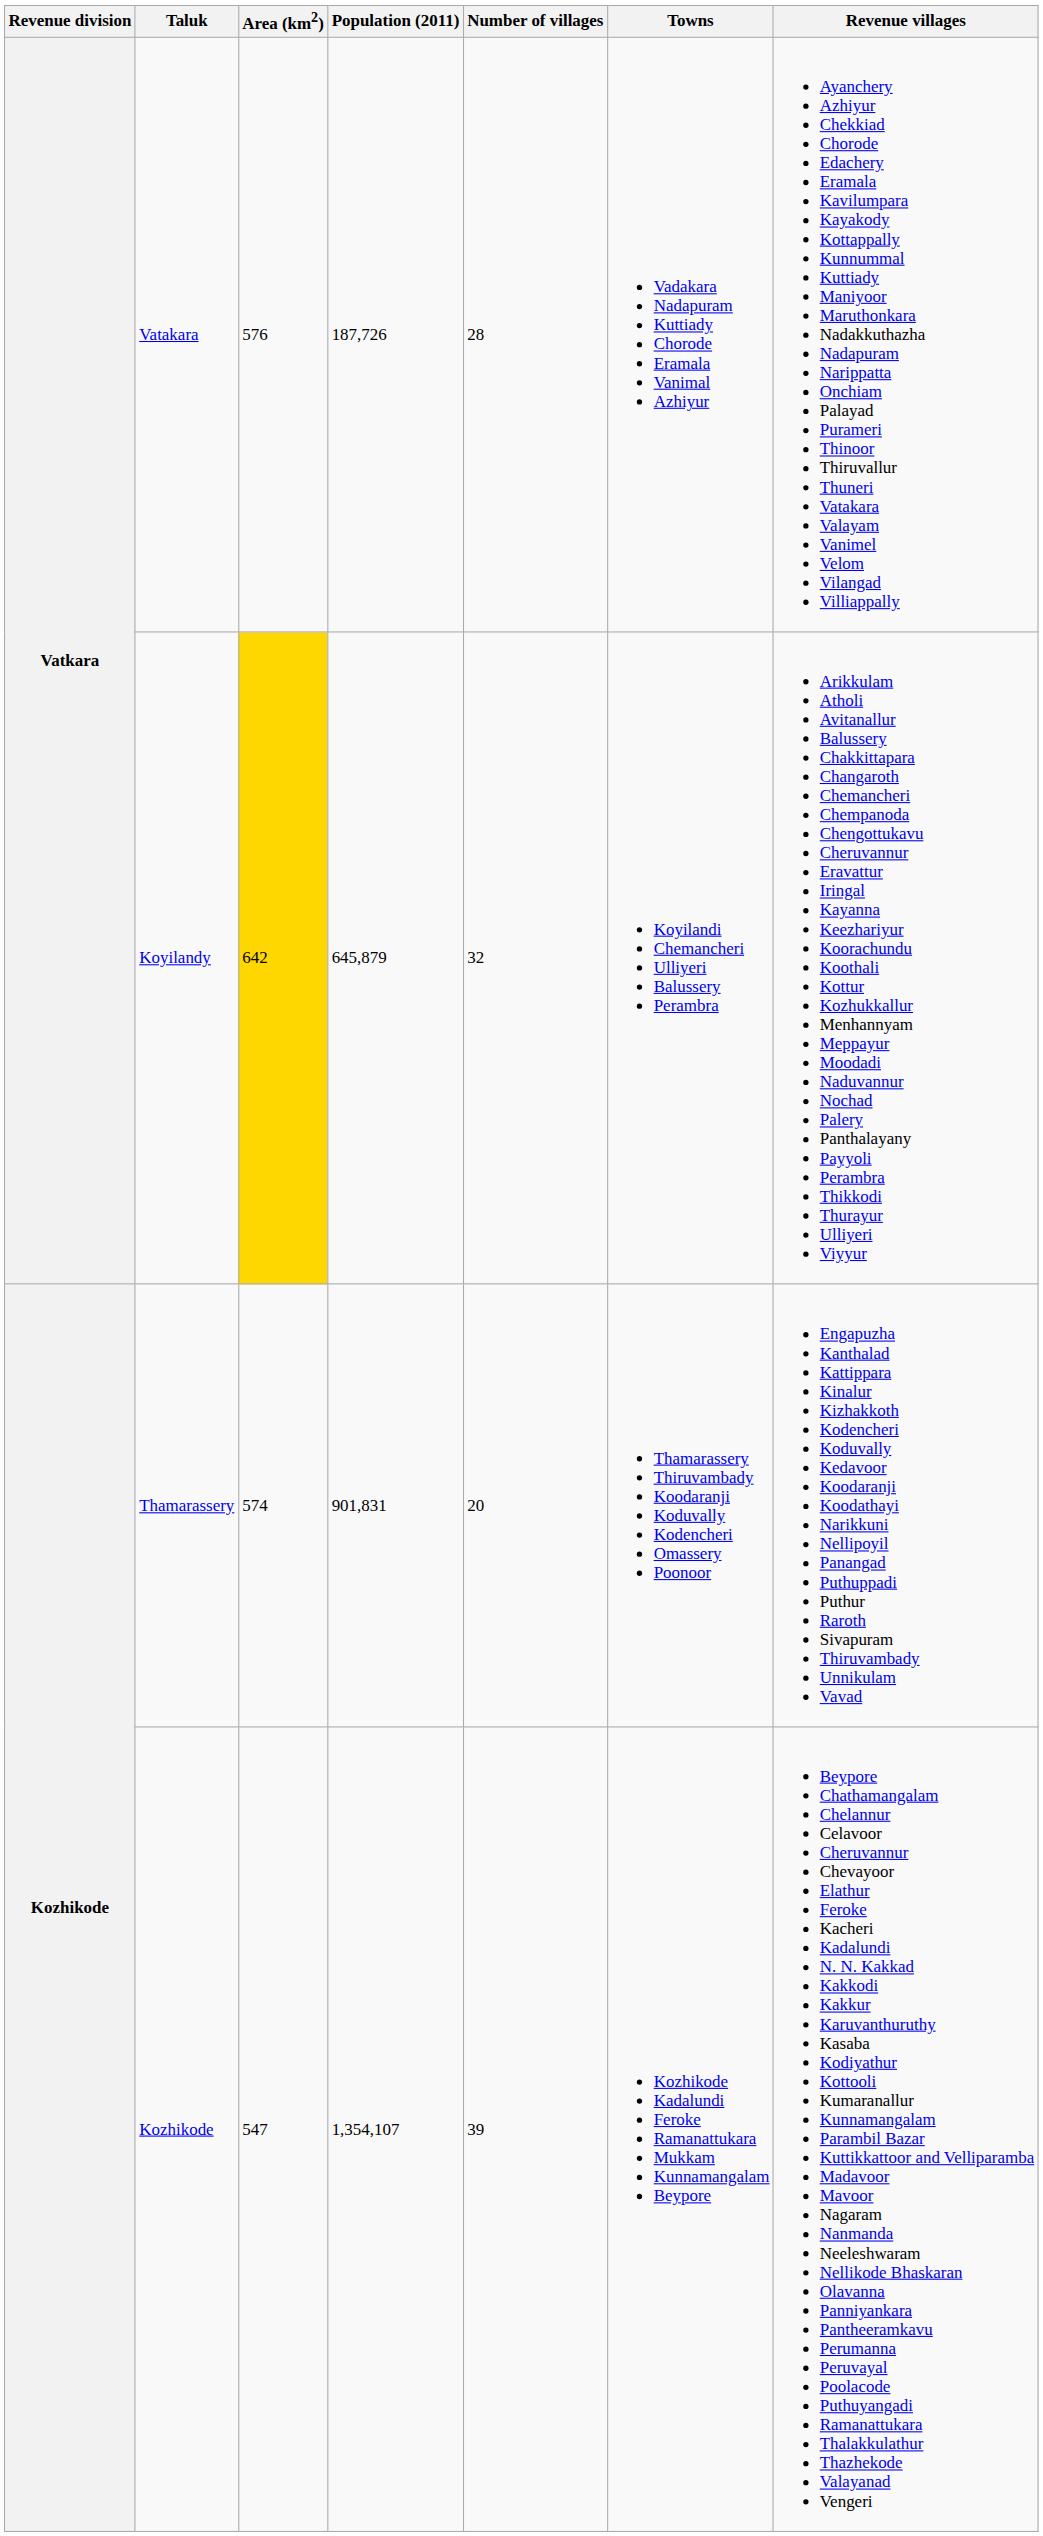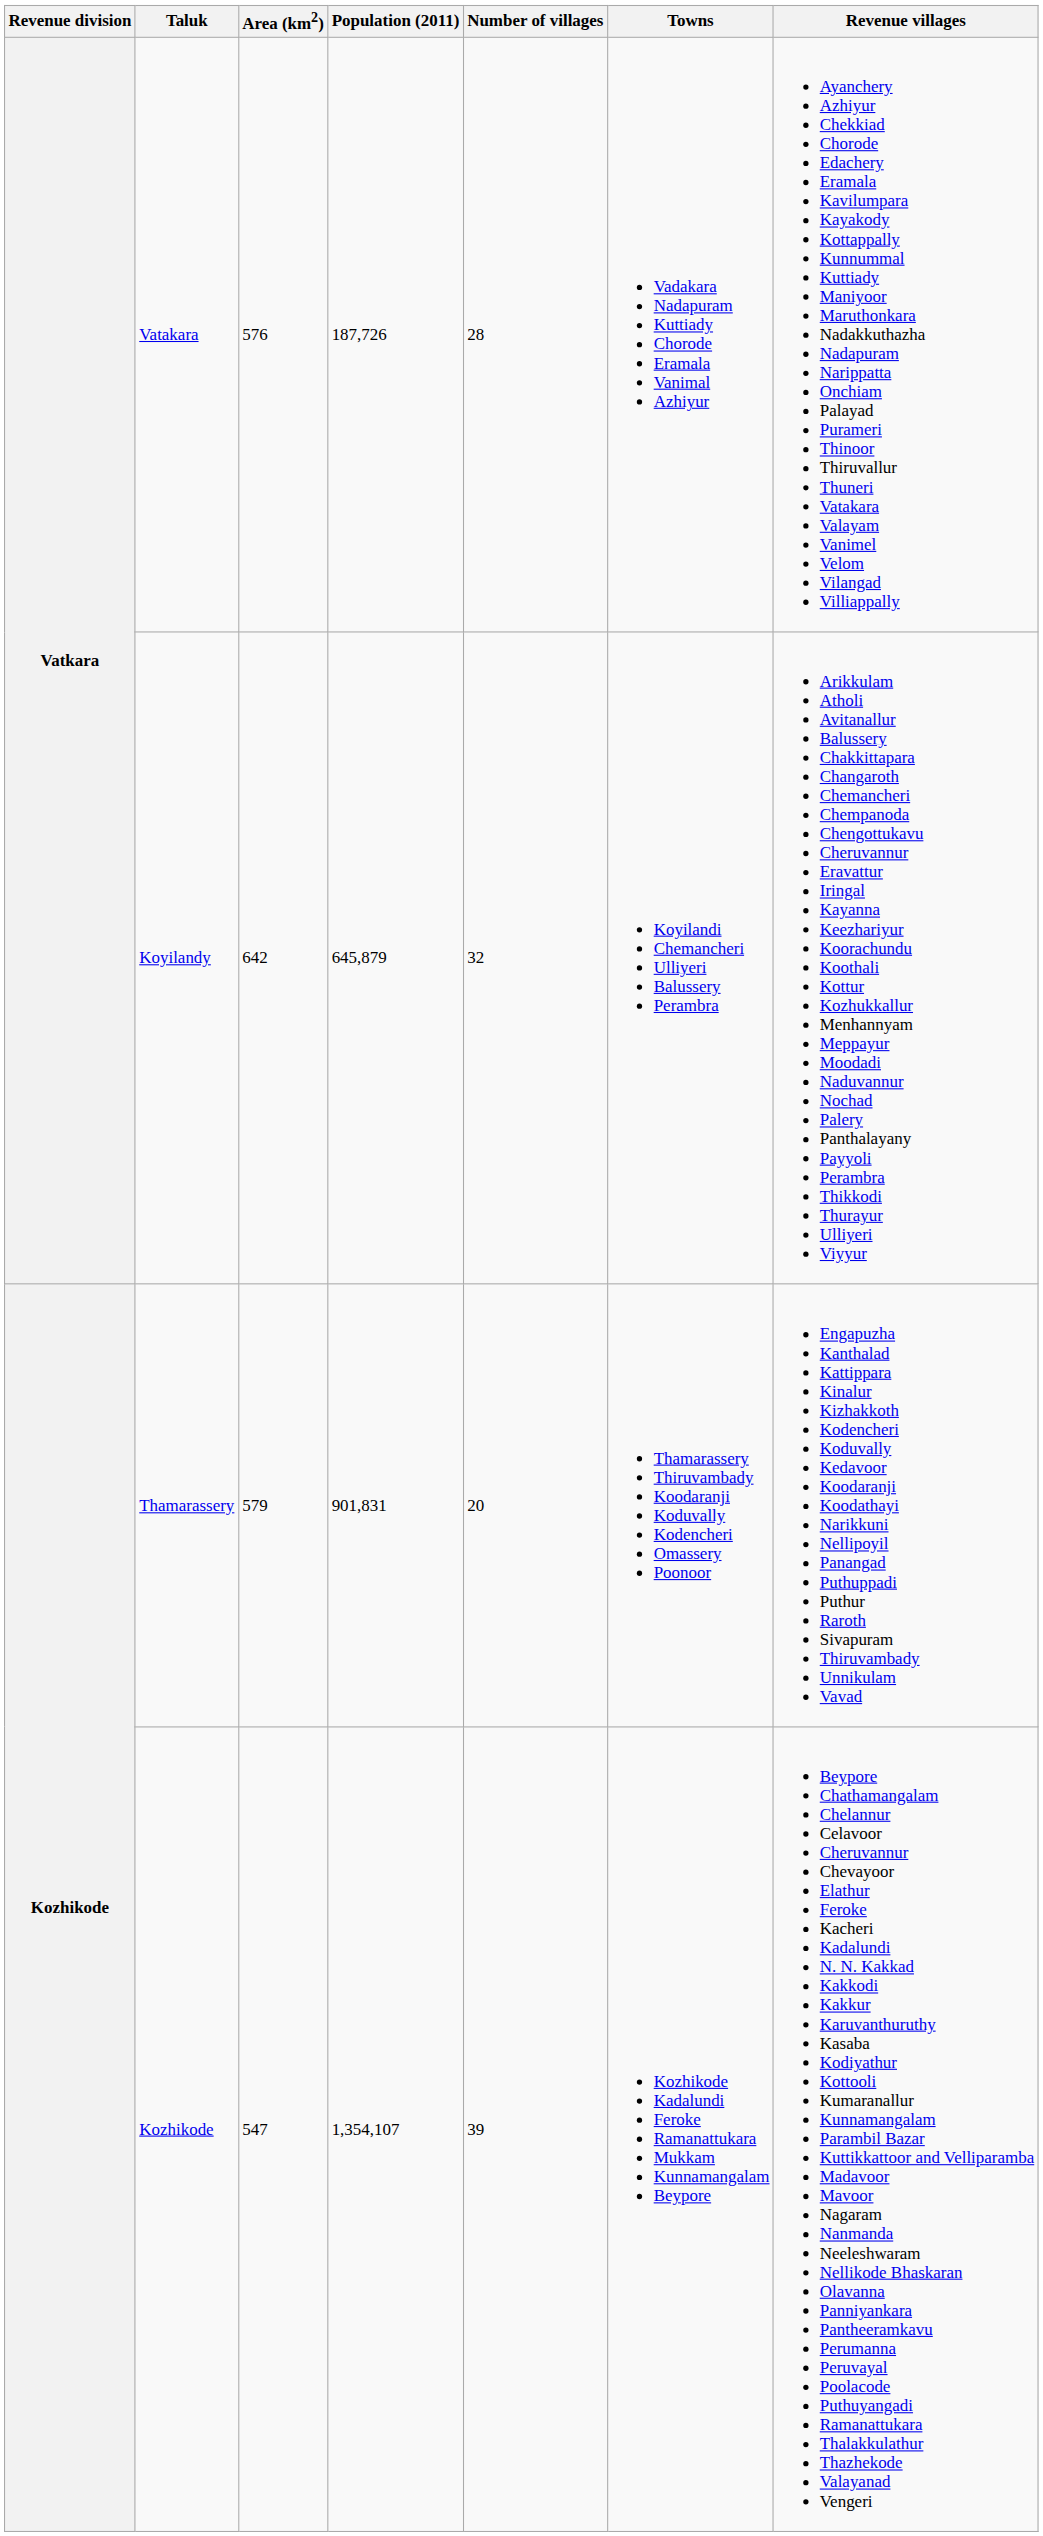(255, 958) gold background -> (255, 958) no background
(255, 1505) 574 -> (255, 1505) 579
